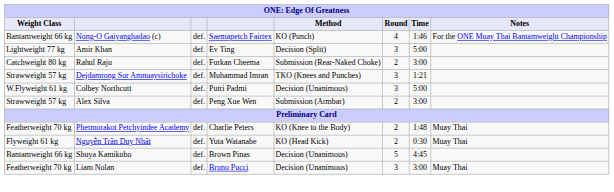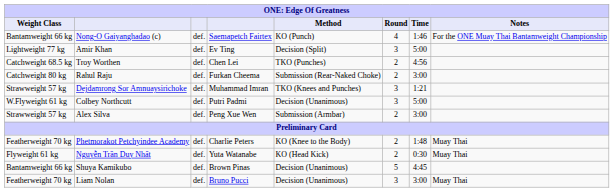+ row: (98, 63)
